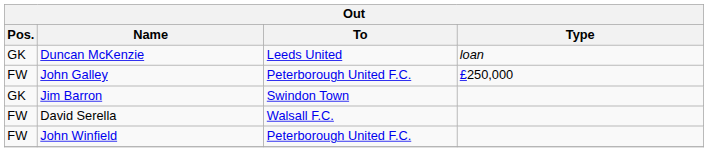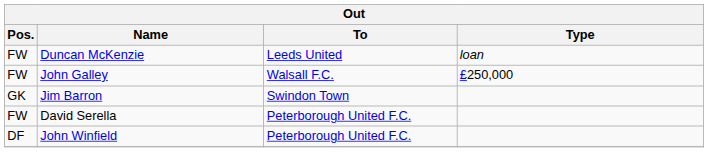(17, 55) GK -> (17, 55) FW
(339, 75) Peterborough United F.C. -> (300, 75) Walsall F.C.
(300, 116) Walsall F.C. -> (339, 116) Peterborough United F.C.
(17, 136) FW -> (16, 136) DF
